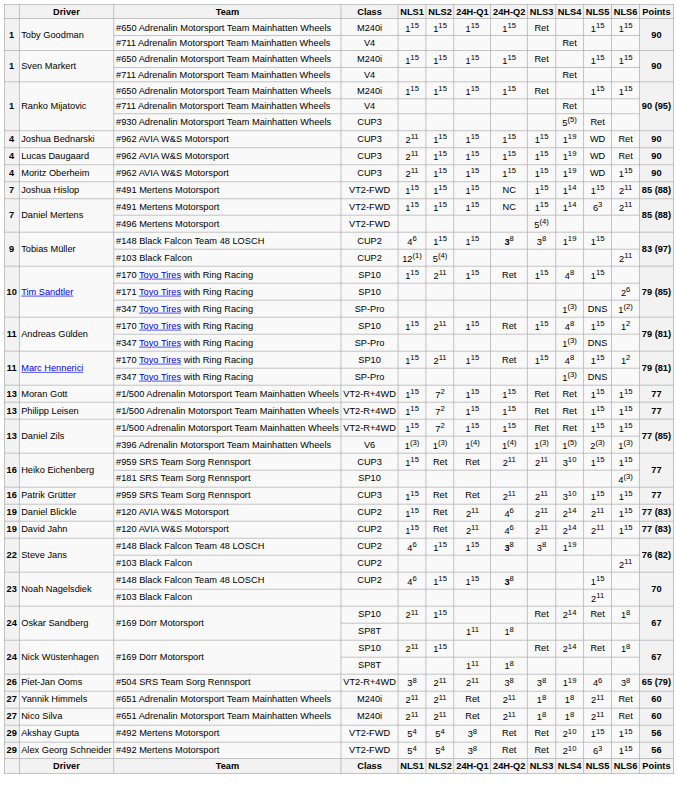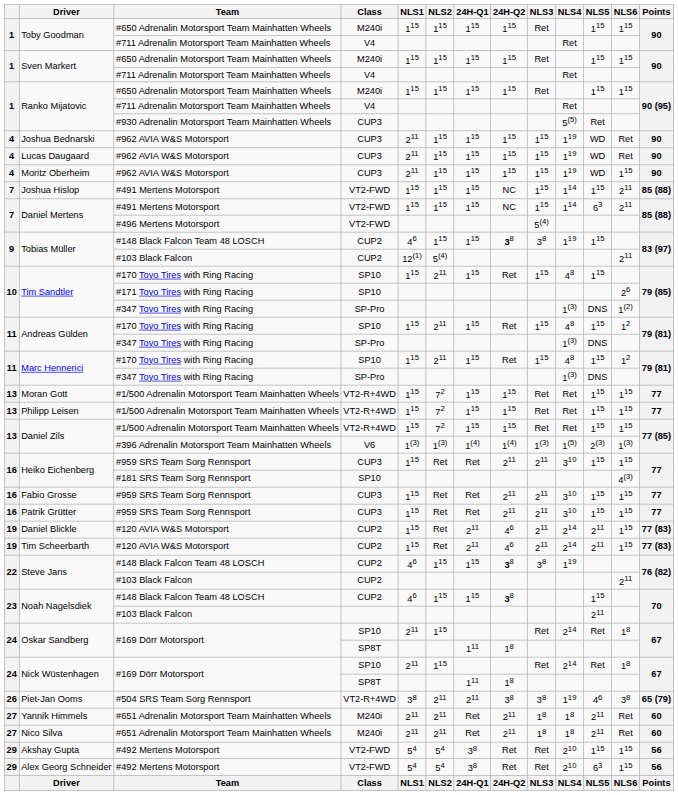+ row: (49, 495)
- row: (44, 529)
+ row: (55, 546)
